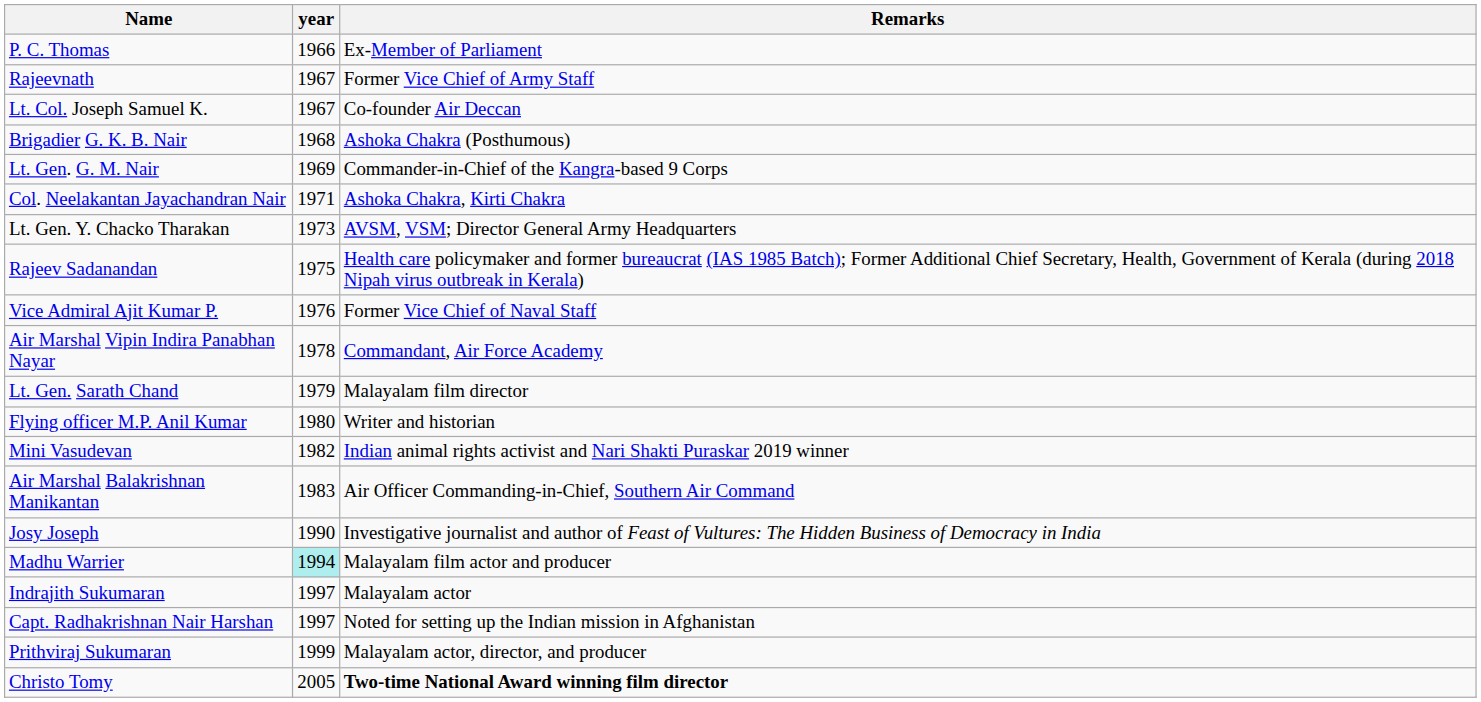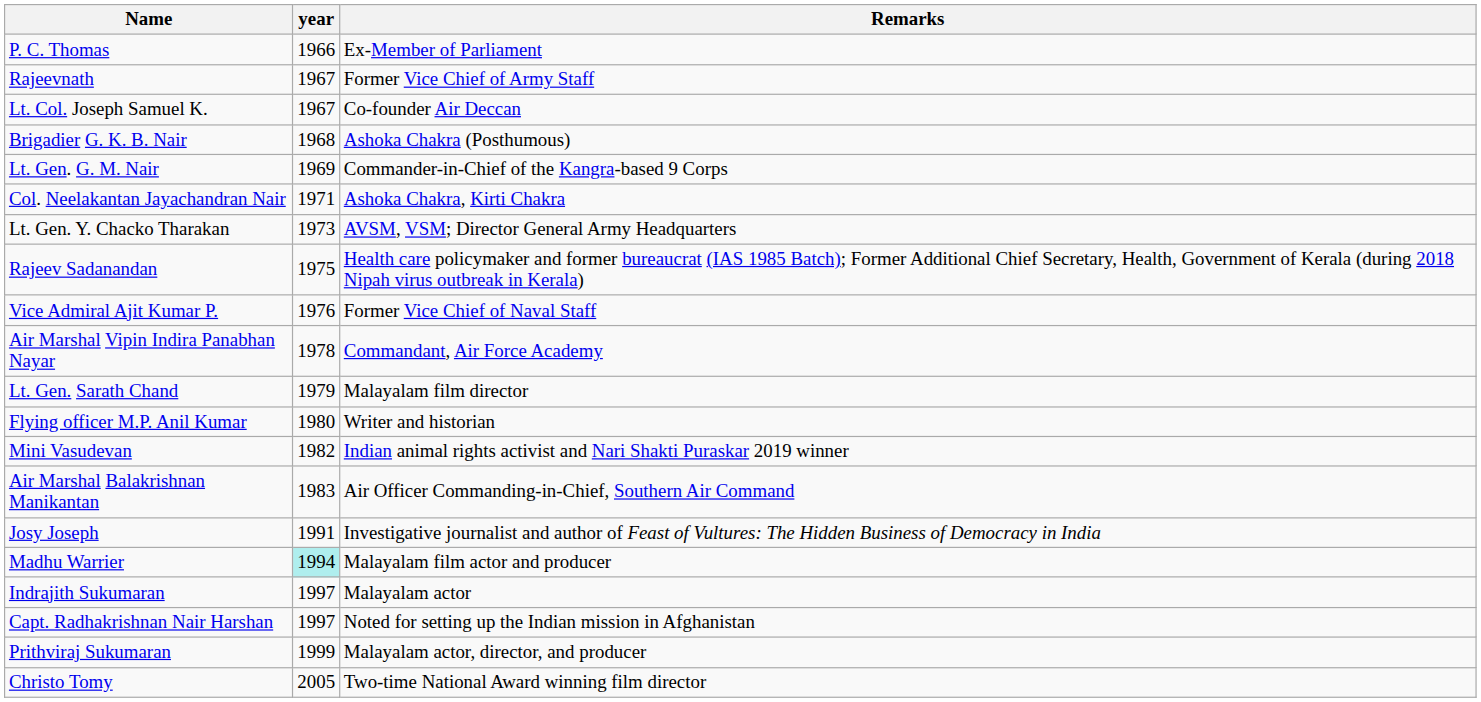(316, 532) 1990 -> (316, 532) 1991
(536, 682) bold -> (525, 682) normal
